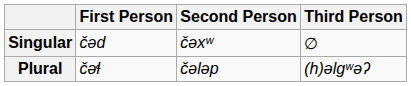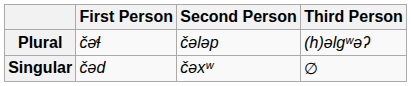rows swapped: (40, 43) <-> (40, 68)
